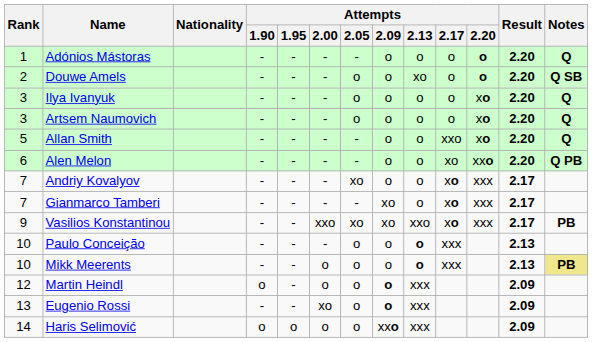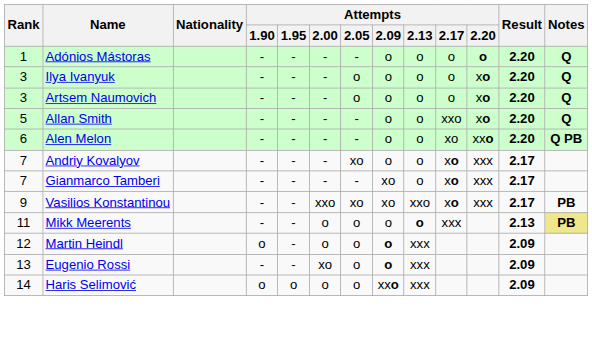- row: (86, 77)
- row: (95, 243)
(23, 264) 10 -> (23, 222) 11
